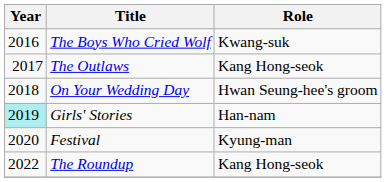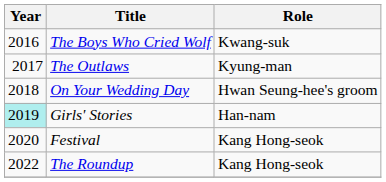(271, 66) Kang Hong-seok -> (255, 66) Kyung-man
(255, 139) Kyung-man -> (271, 139) Kang Hong-seok
